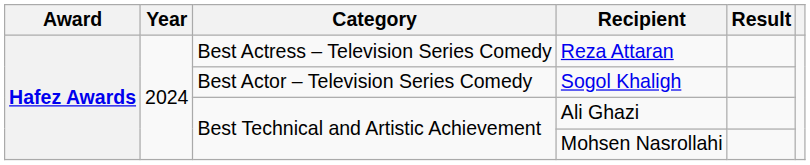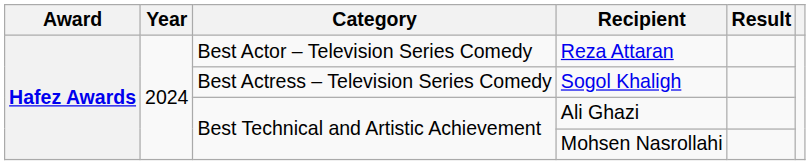(375, 50) Best Actress – Television Series Comedy -> (365, 50) Best Actor – Television Series Comedy
(365, 81) Best Actor – Television Series Comedy -> (375, 81) Best Actress – Television Series Comedy
